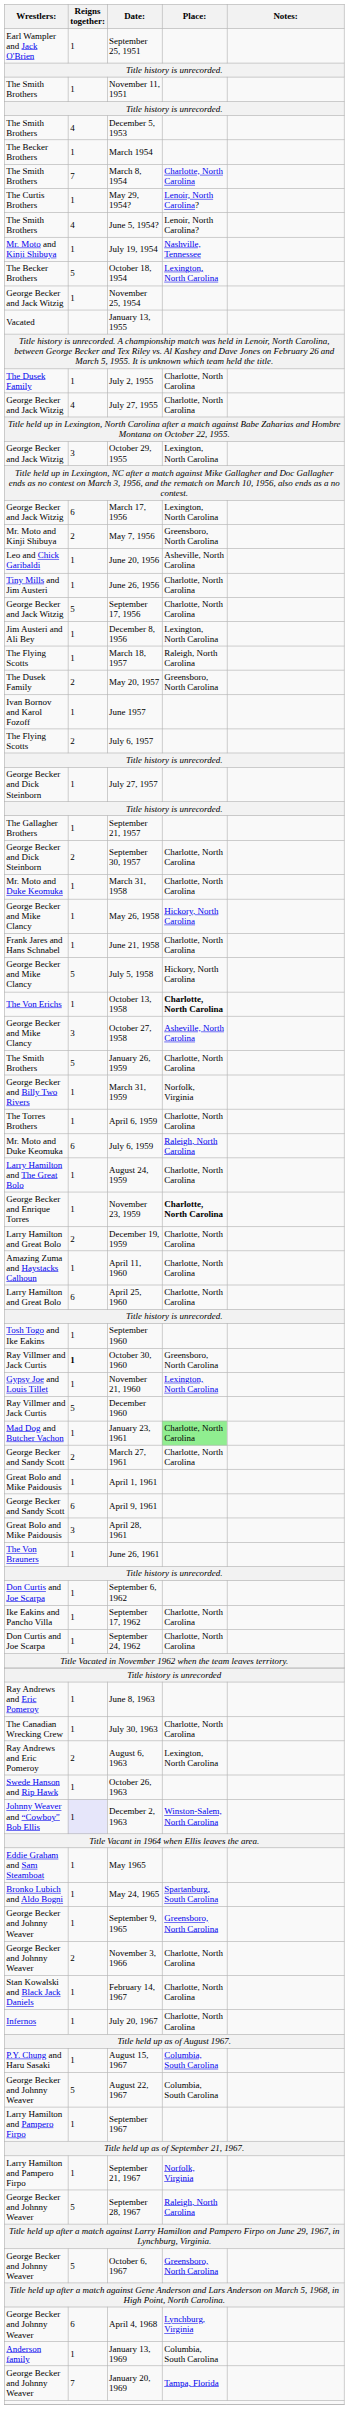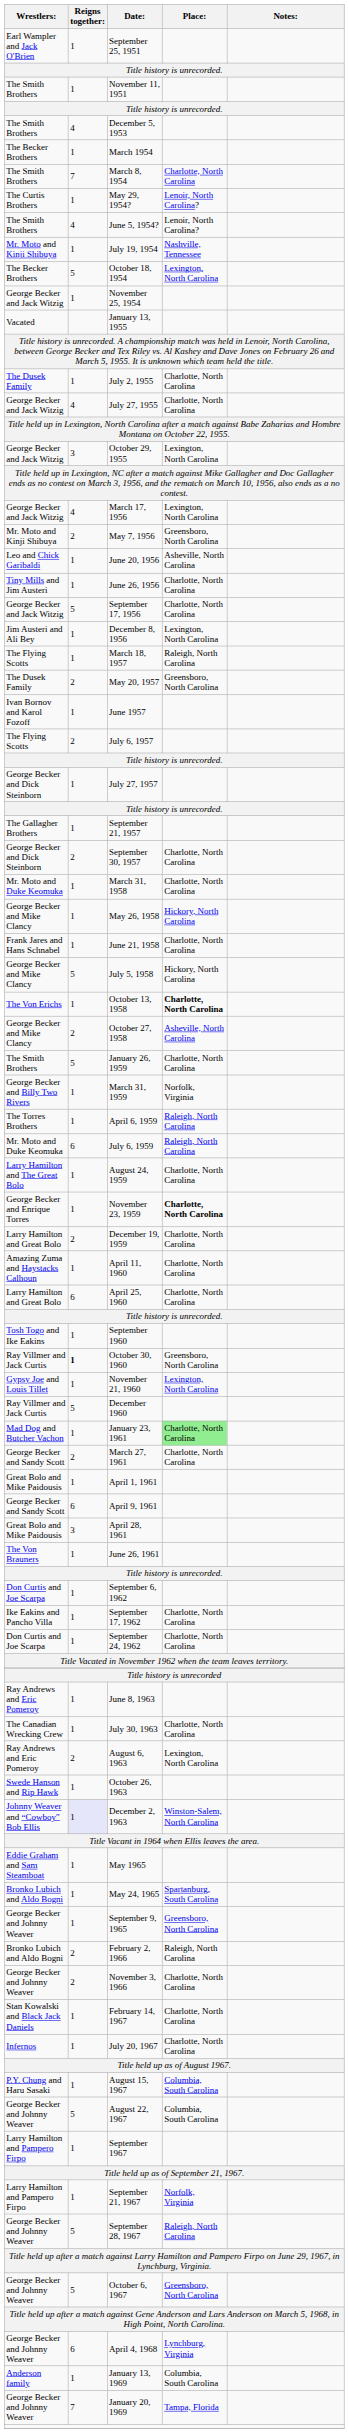(72, 512) 6 -> (72, 512) 4
(72, 1033) 3 -> (72, 1033) 2
(194, 1121) Charlotte, North Carolina -> (191, 1121) Raleigh, North Carolina
+ row: (35, 1953)
